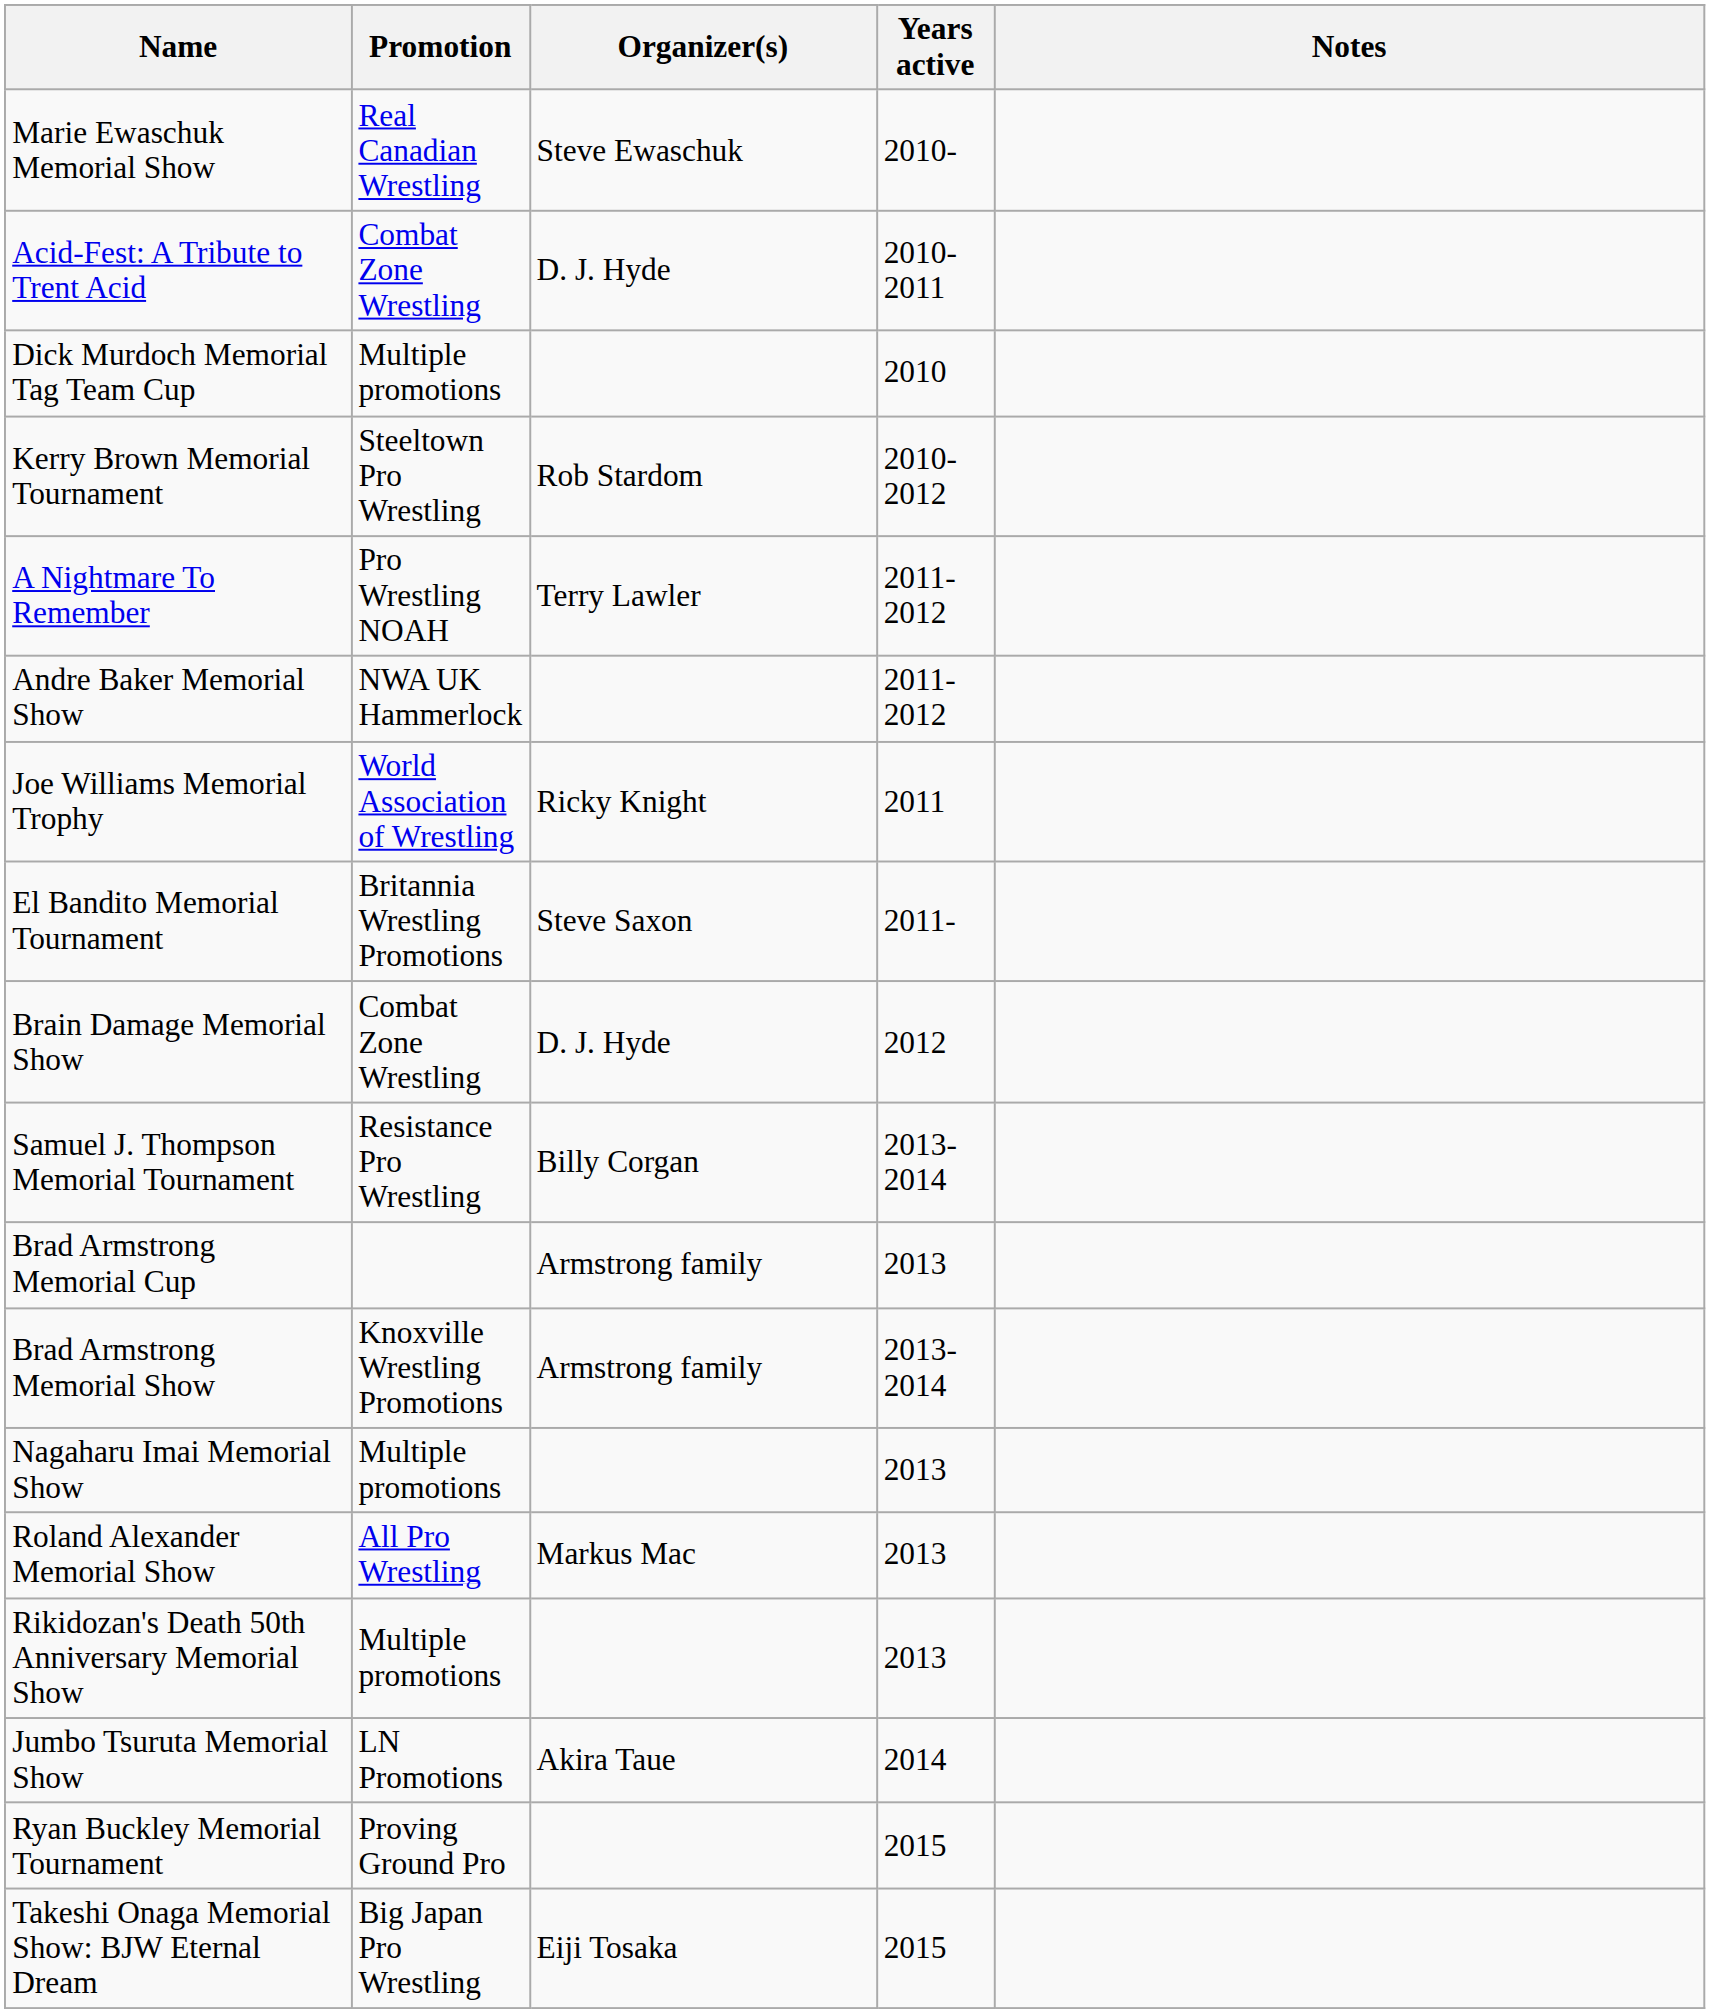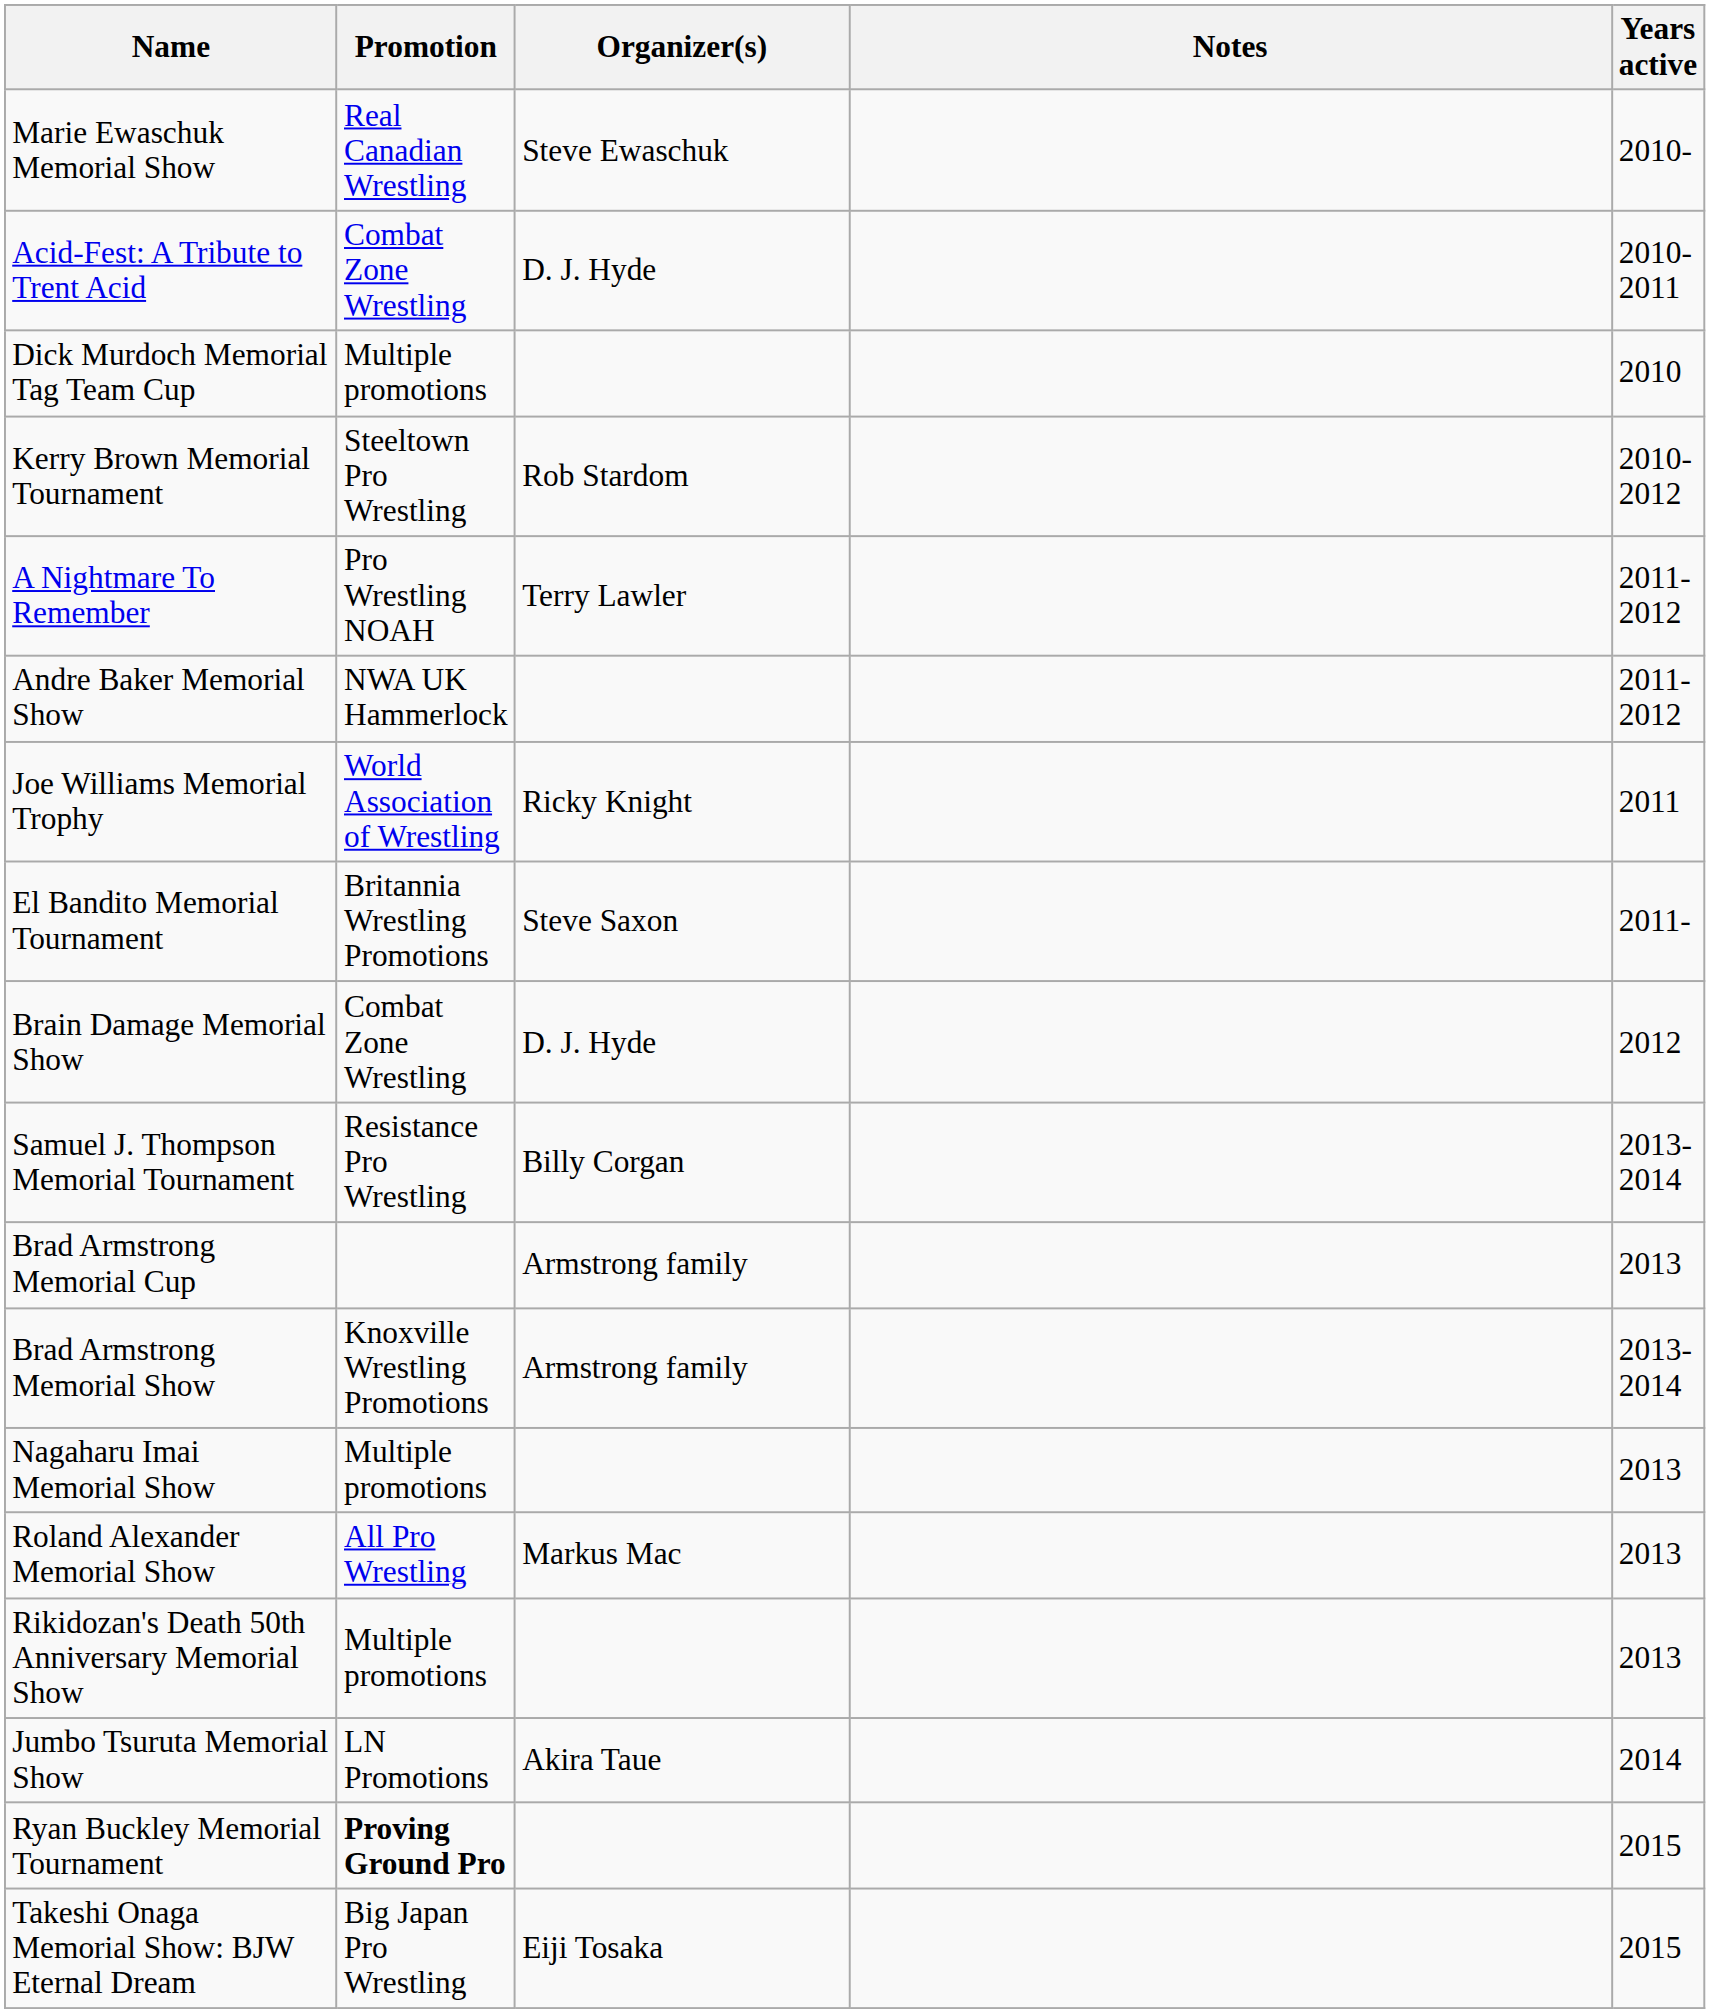columns swapped: (935, 47) <-> (1349, 47)
(432, 1845) normal -> (425, 1845) bold
